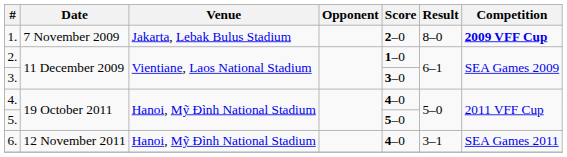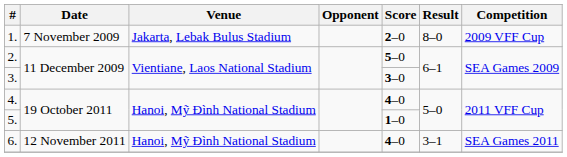(506, 36) bold -> (504, 36) normal
(395, 57) 1–0 -> (395, 57) 5–0
(395, 120) 5–0 -> (395, 120) 1–0
